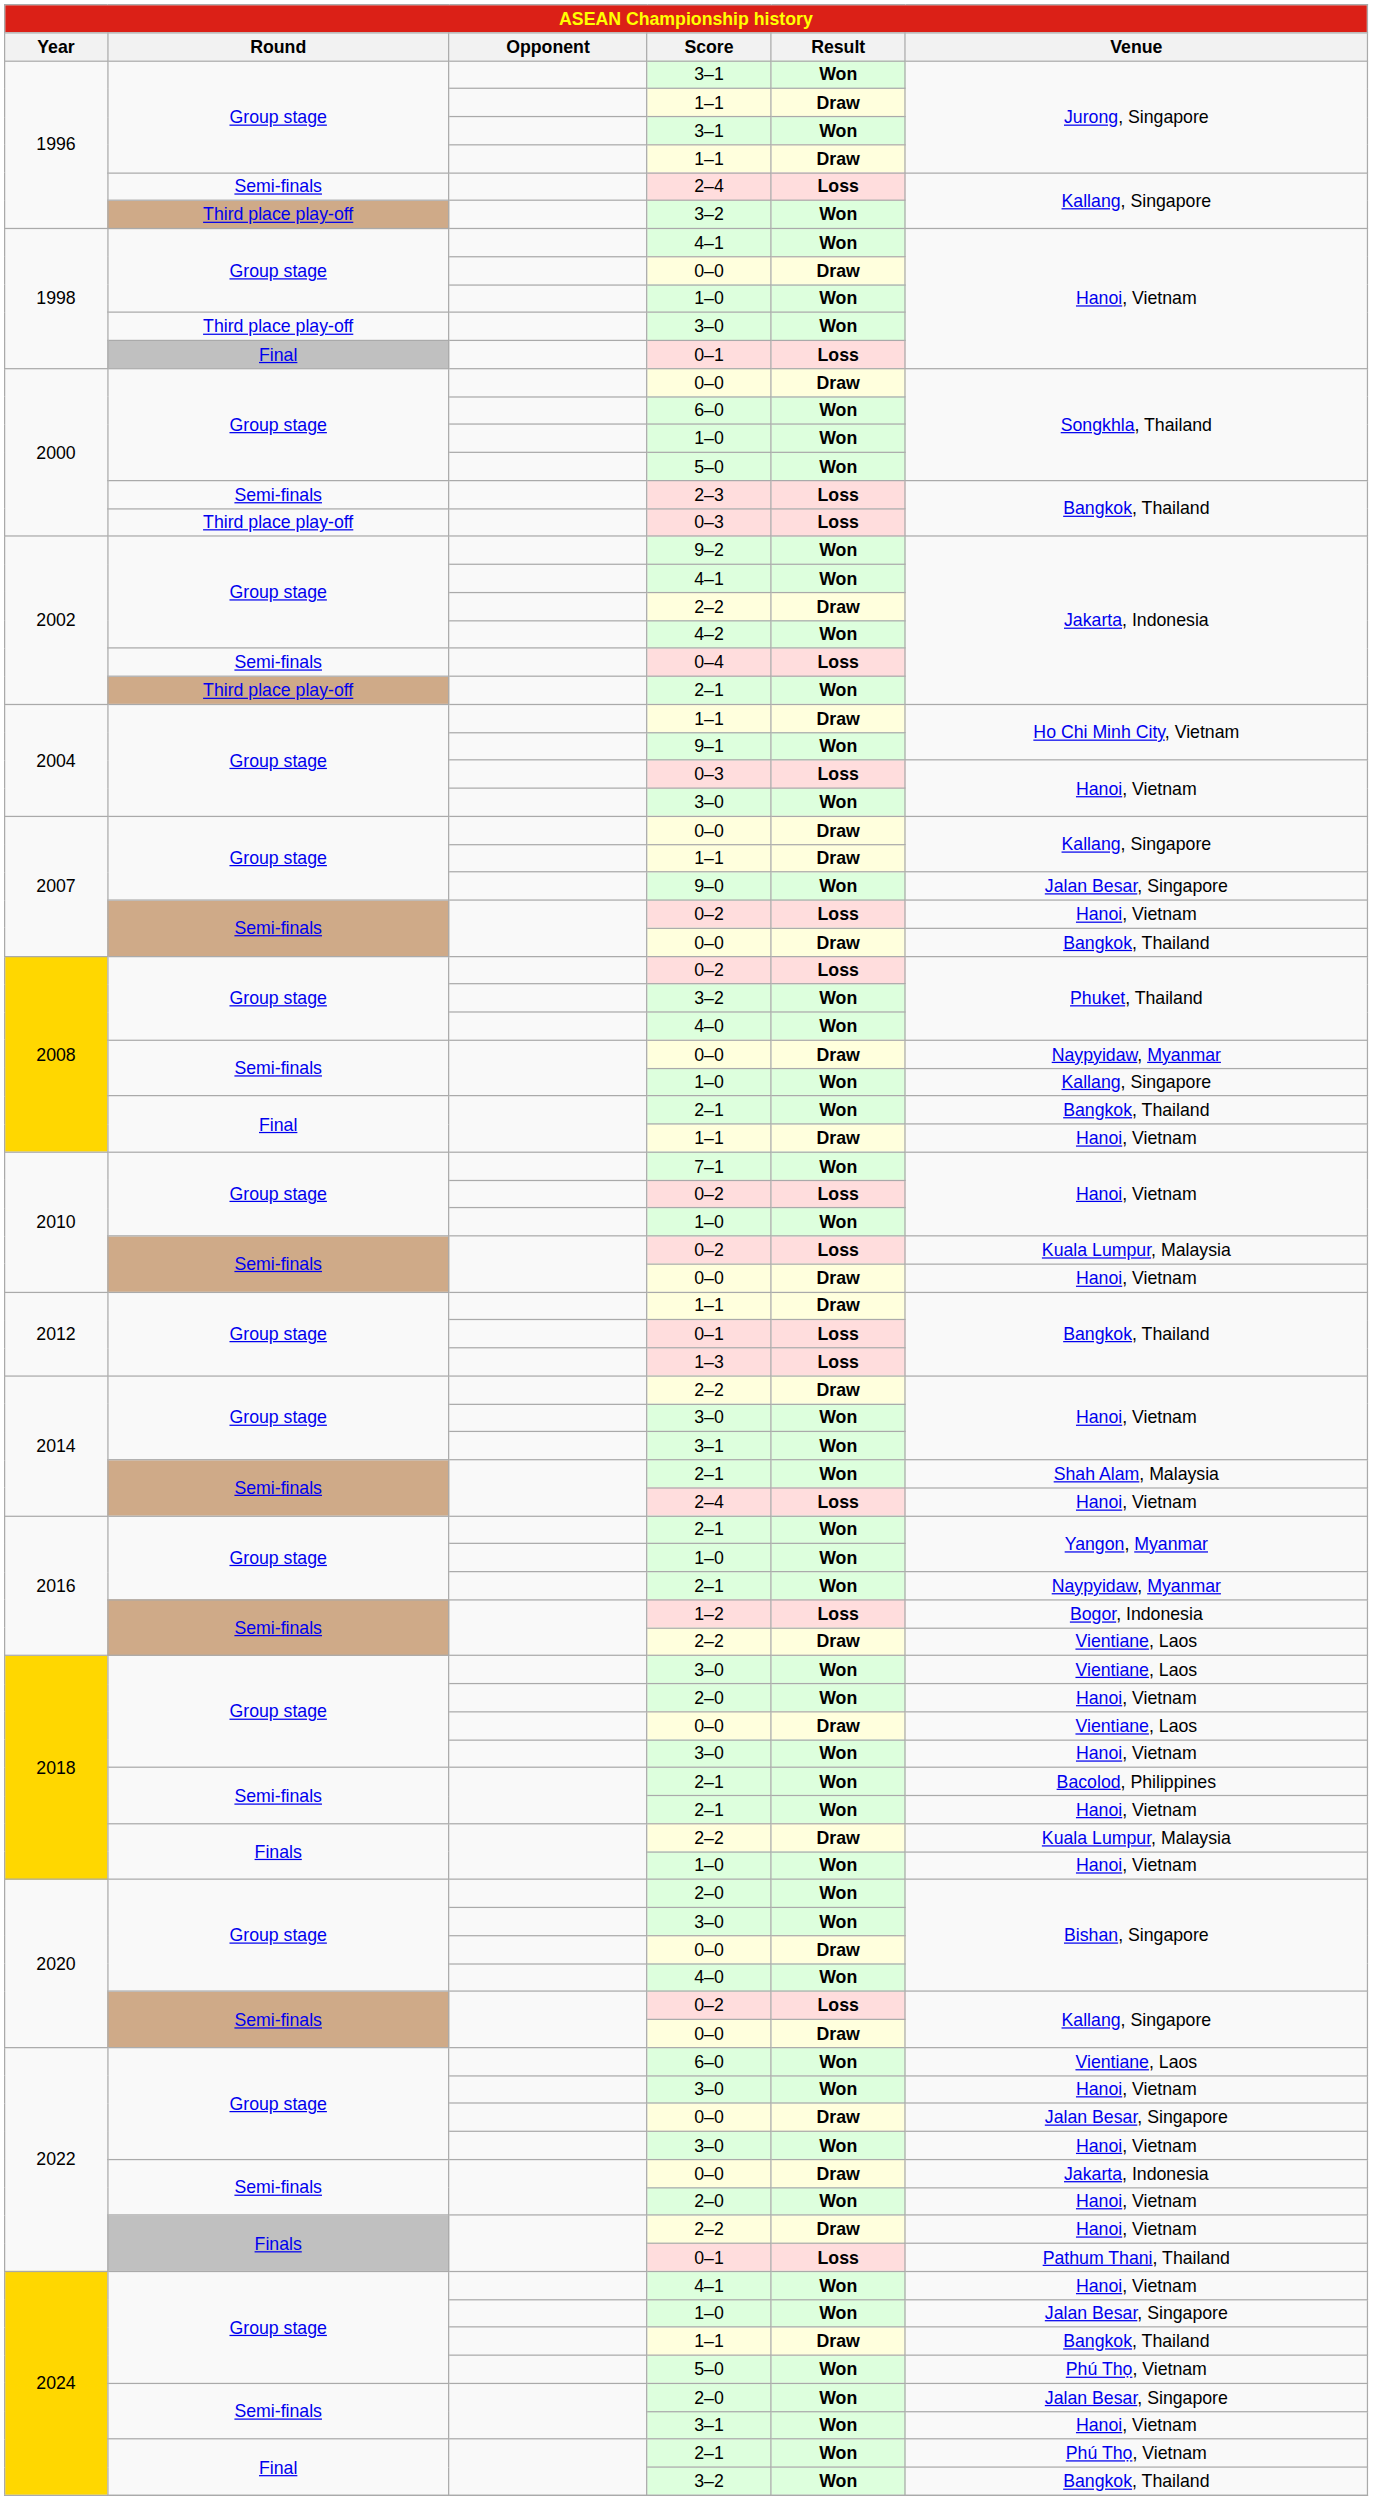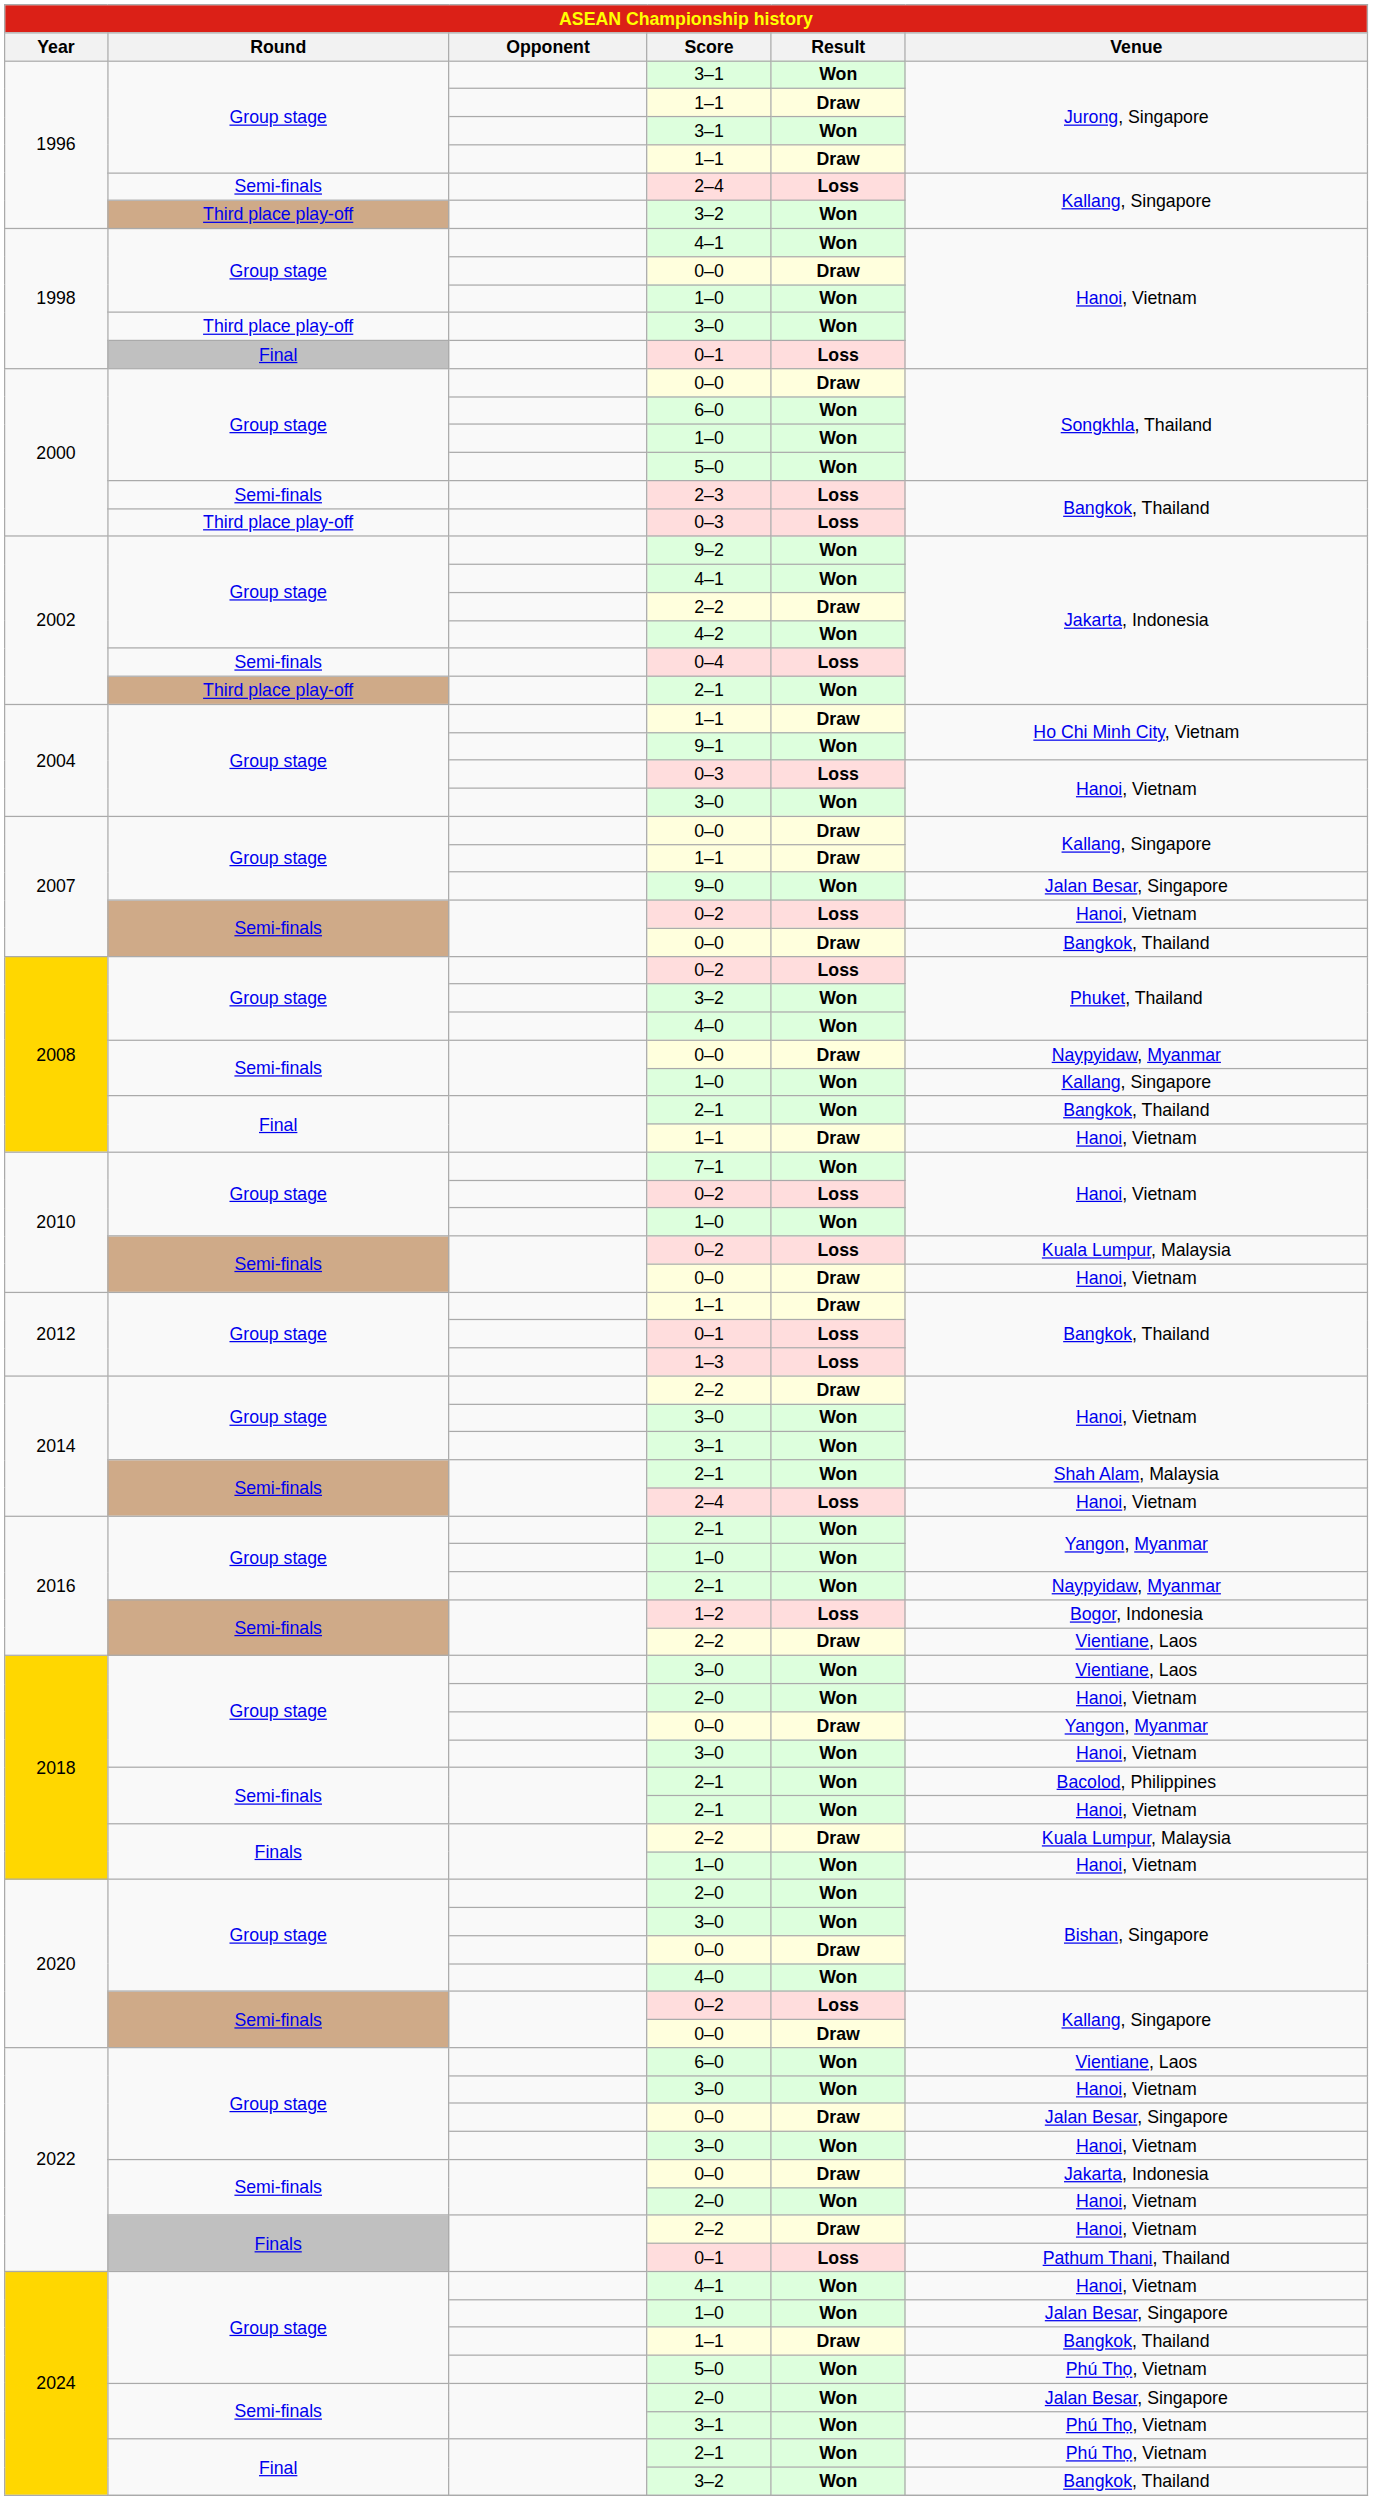(1136, 1726) Vientiane, Laos -> (1136, 1726) Yangon, Myanmar
(1136, 2425) Hanoi, Vietnam -> (1136, 2425) Phú Thọ, Vietnam
